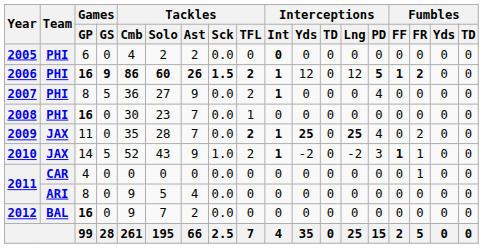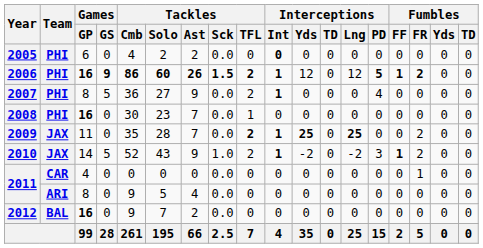(379, 134) 4 -> (379, 134) 0
(420, 154) 1 -> (420, 154) 2
